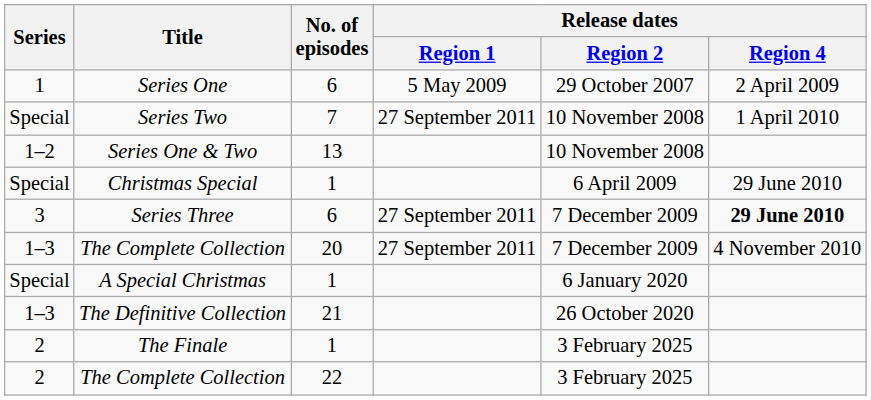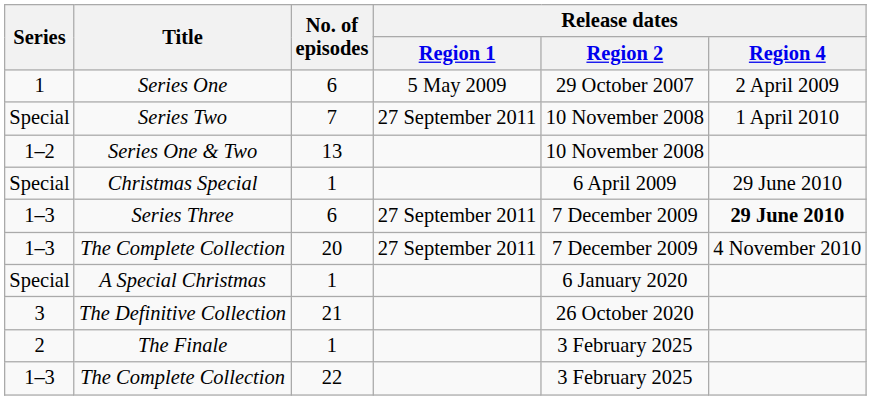(39, 215) 3 -> (40, 215) 1–3
(40, 313) 1–3 -> (39, 313) 3
(39, 378) 2 -> (40, 378) 1–3
